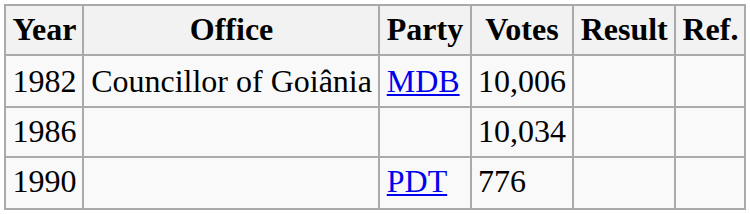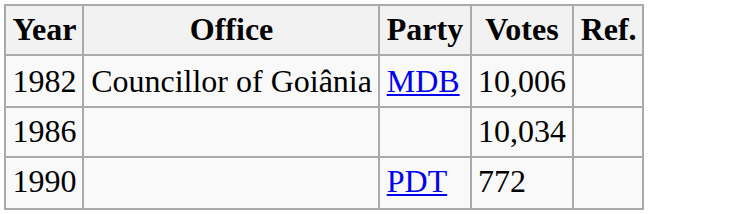- column: (624, 29)
(502, 182) 776 -> (502, 182) 772
